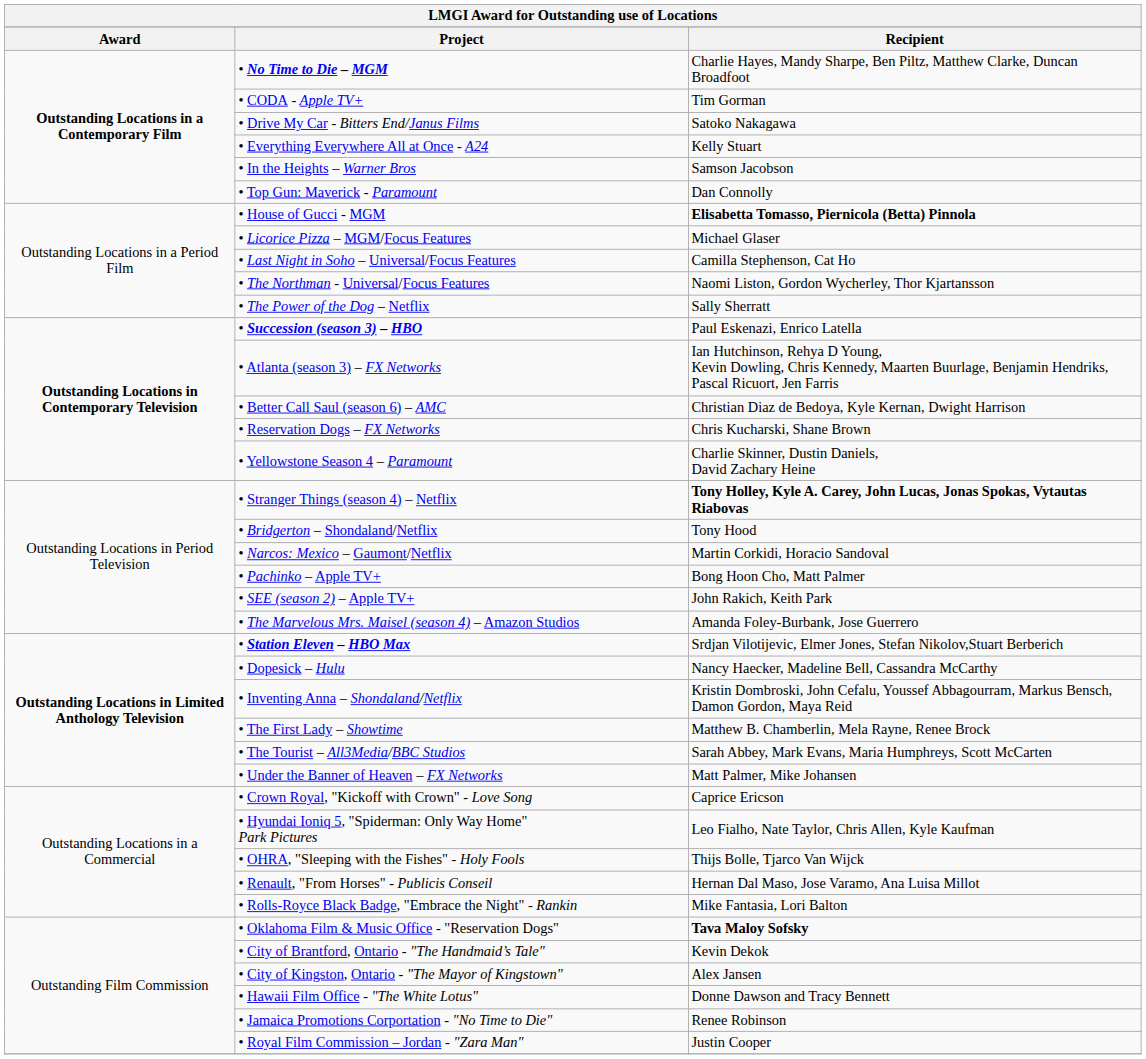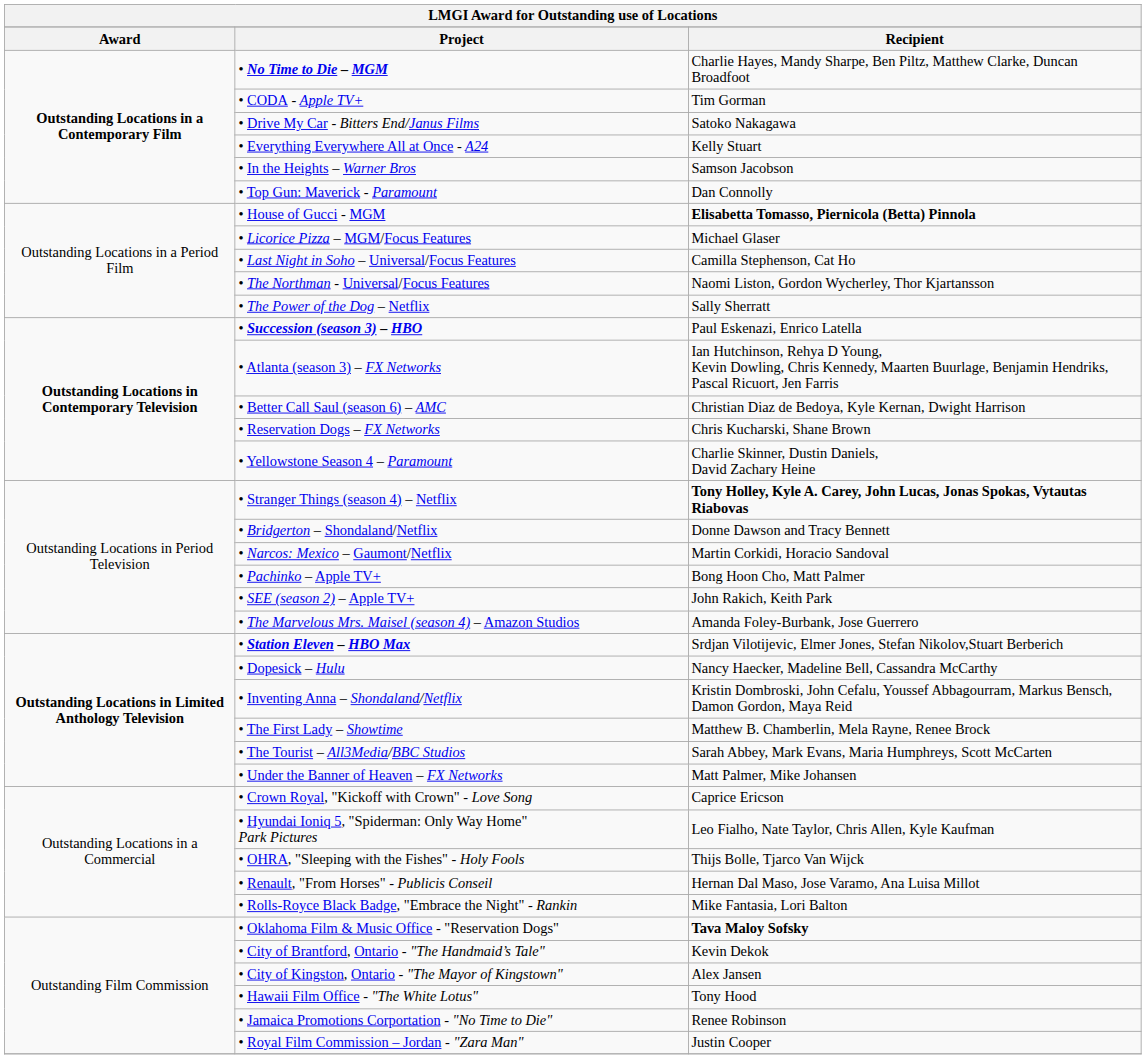(724, 530) Tony Hood -> (791, 530) Donne Dawson and Tracy Bennett
(791, 997) Donne Dawson and Tracy Bennett -> (724, 997) Tony Hood
